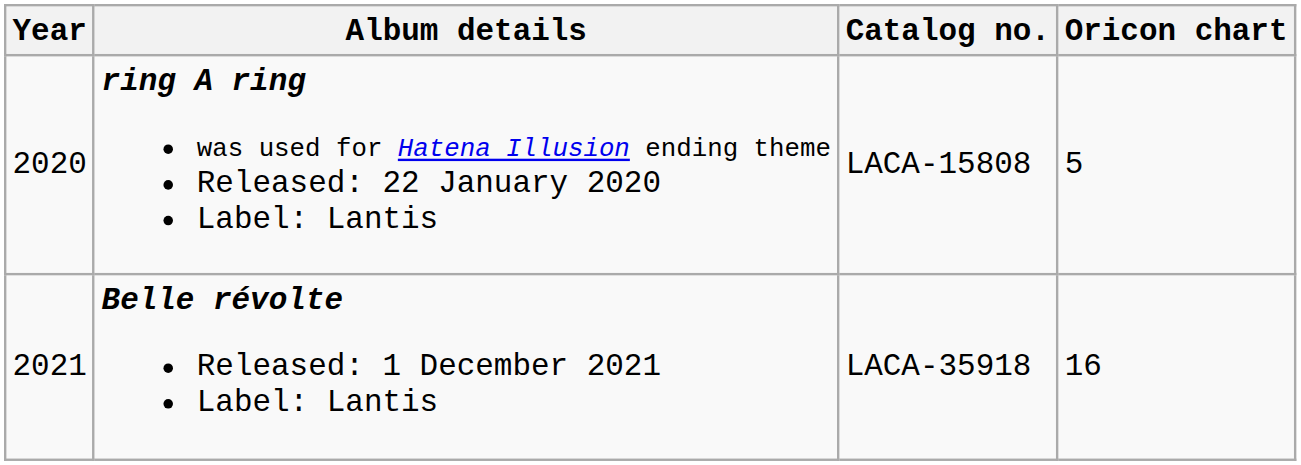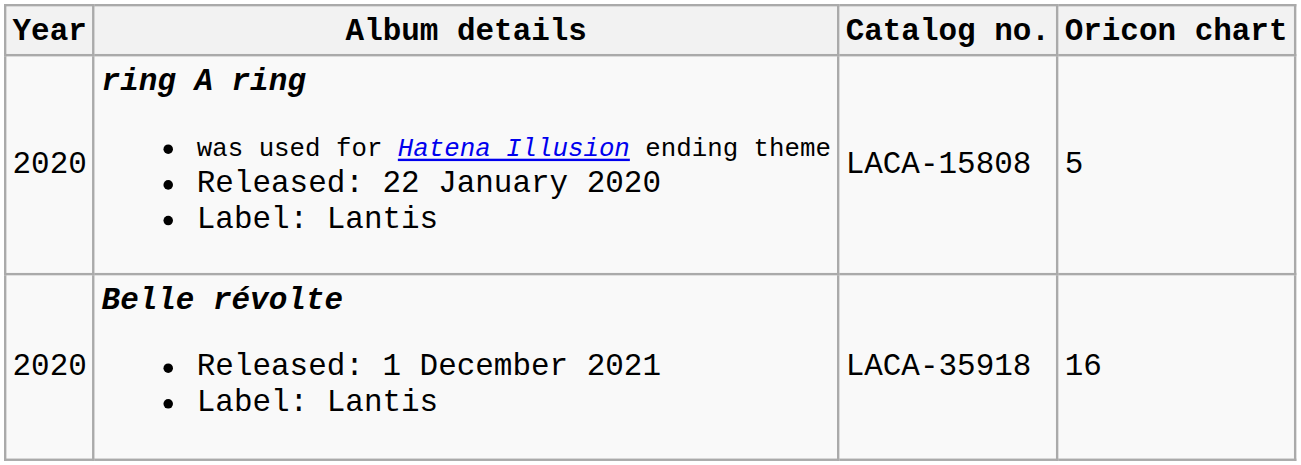(50, 367) 2021 -> (50, 367) 2020
